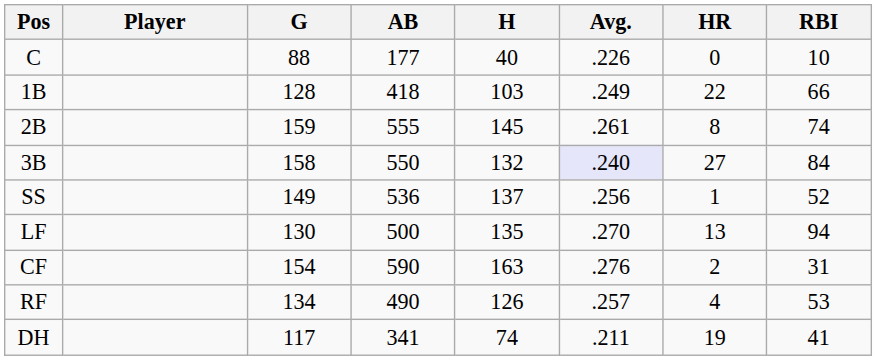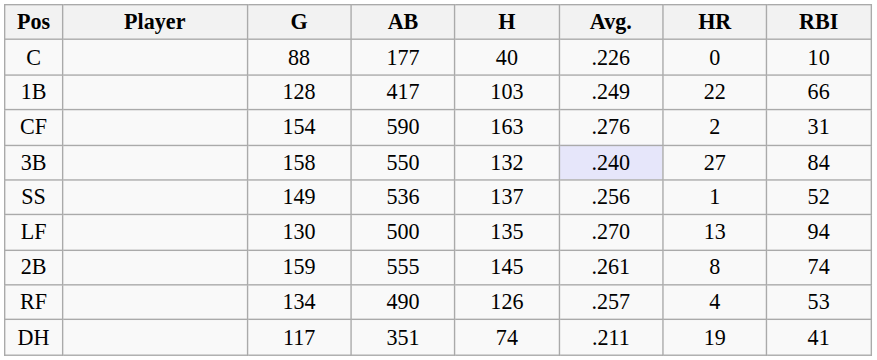(403, 92) 418 -> (403, 92) 417
rows swapped: (34, 127) <-> (34, 267)
(403, 337) 341 -> (403, 337) 351
